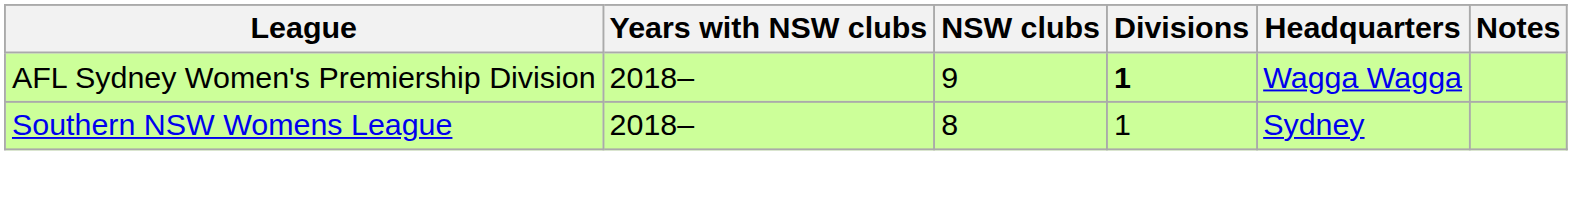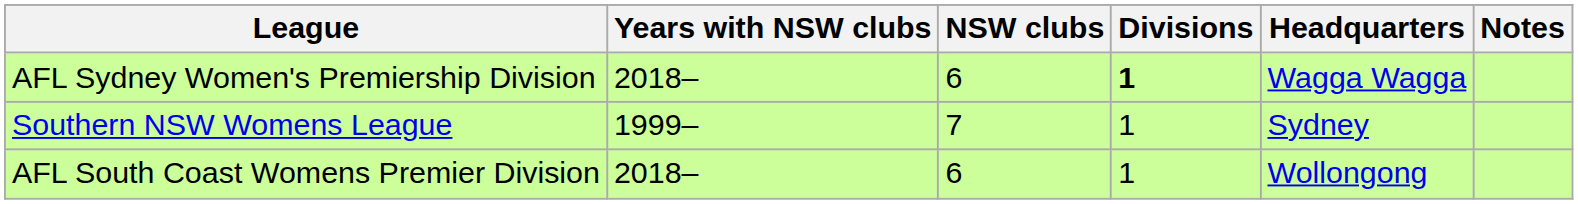(950, 76) 9 -> (954, 76) 6
(652, 125) 2018– -> (656, 125) 1999–
(950, 125) 8 -> (954, 125) 7
+ row: (306, 173)
